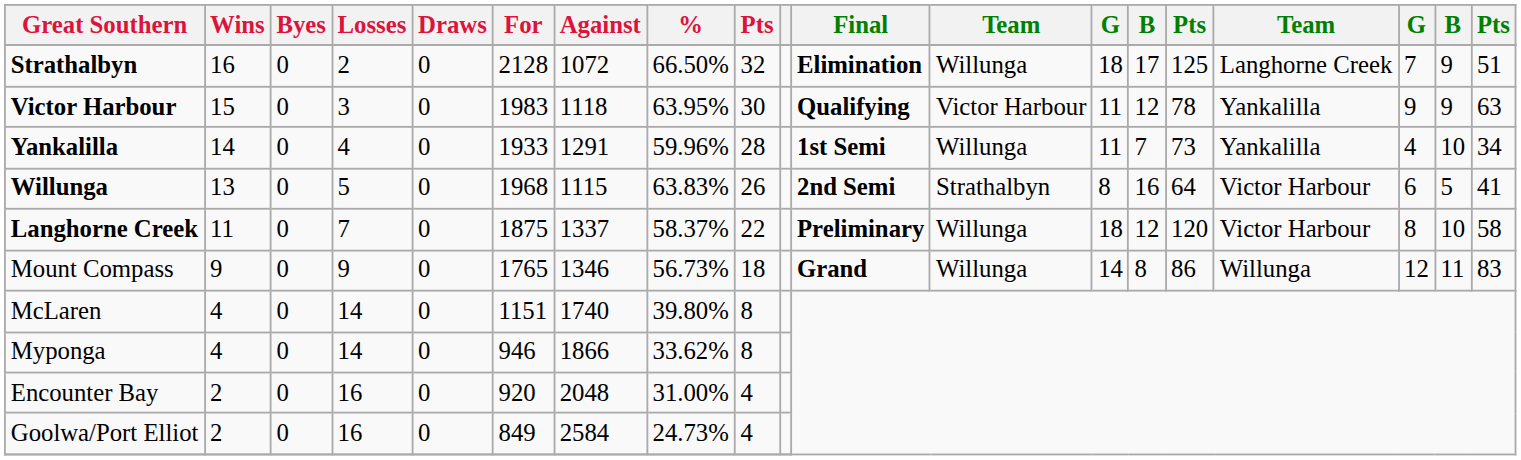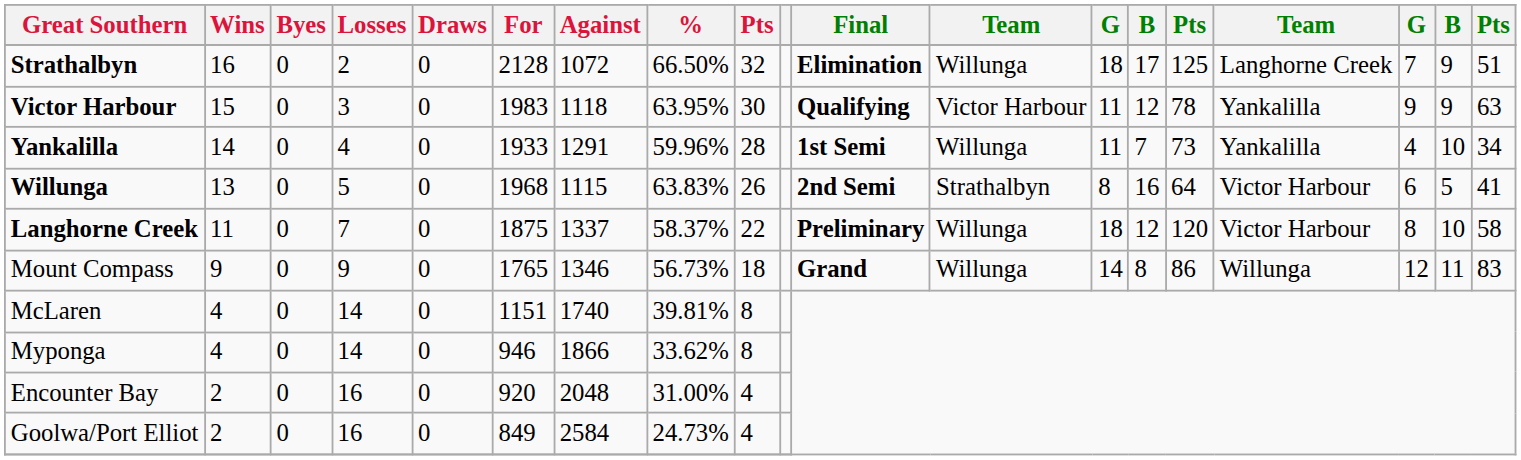(691, 310) 39.80% -> (691, 310) 39.81%
